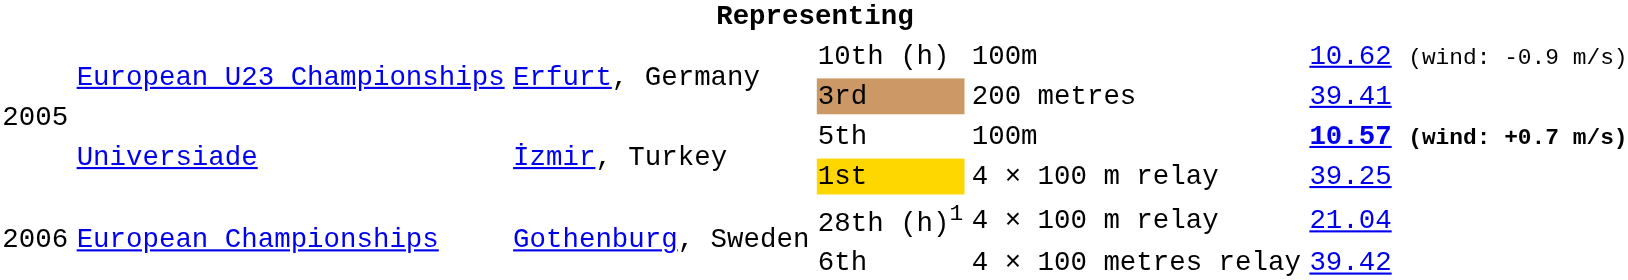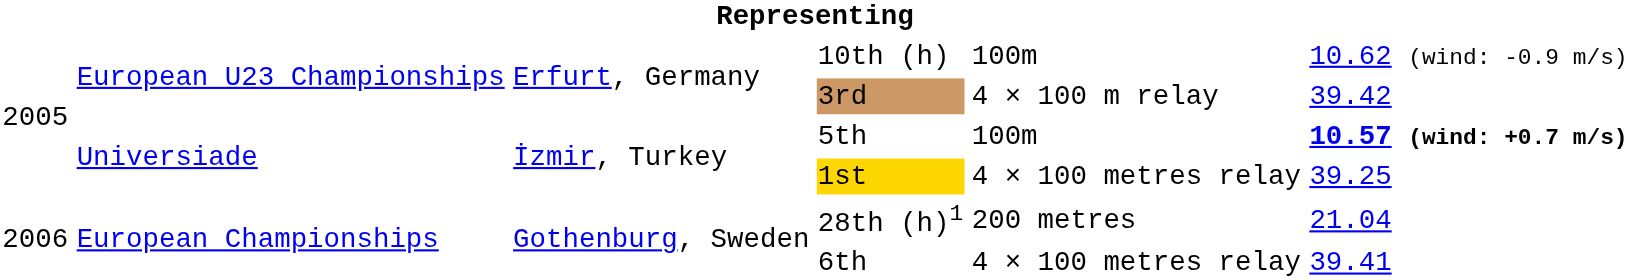(1054, 96) 200 metres -> (1095, 96) 4 × 100 m relay
(1351, 96) 39.41 -> (1351, 96) 39.42
(1095, 177) 4 × 100 m relay -> (1136, 177) 4 × 100 metres relay
(1095, 220) 4 × 100 m relay -> (1054, 220) 200 metres
(1351, 264) 39.42 -> (1351, 264) 39.41
